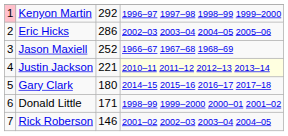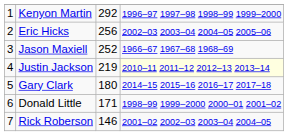(10, 13) pink background -> (10, 13) no background
(108, 31) 286 -> (108, 31) 256
(108, 67) 221 -> (108, 67) 219
